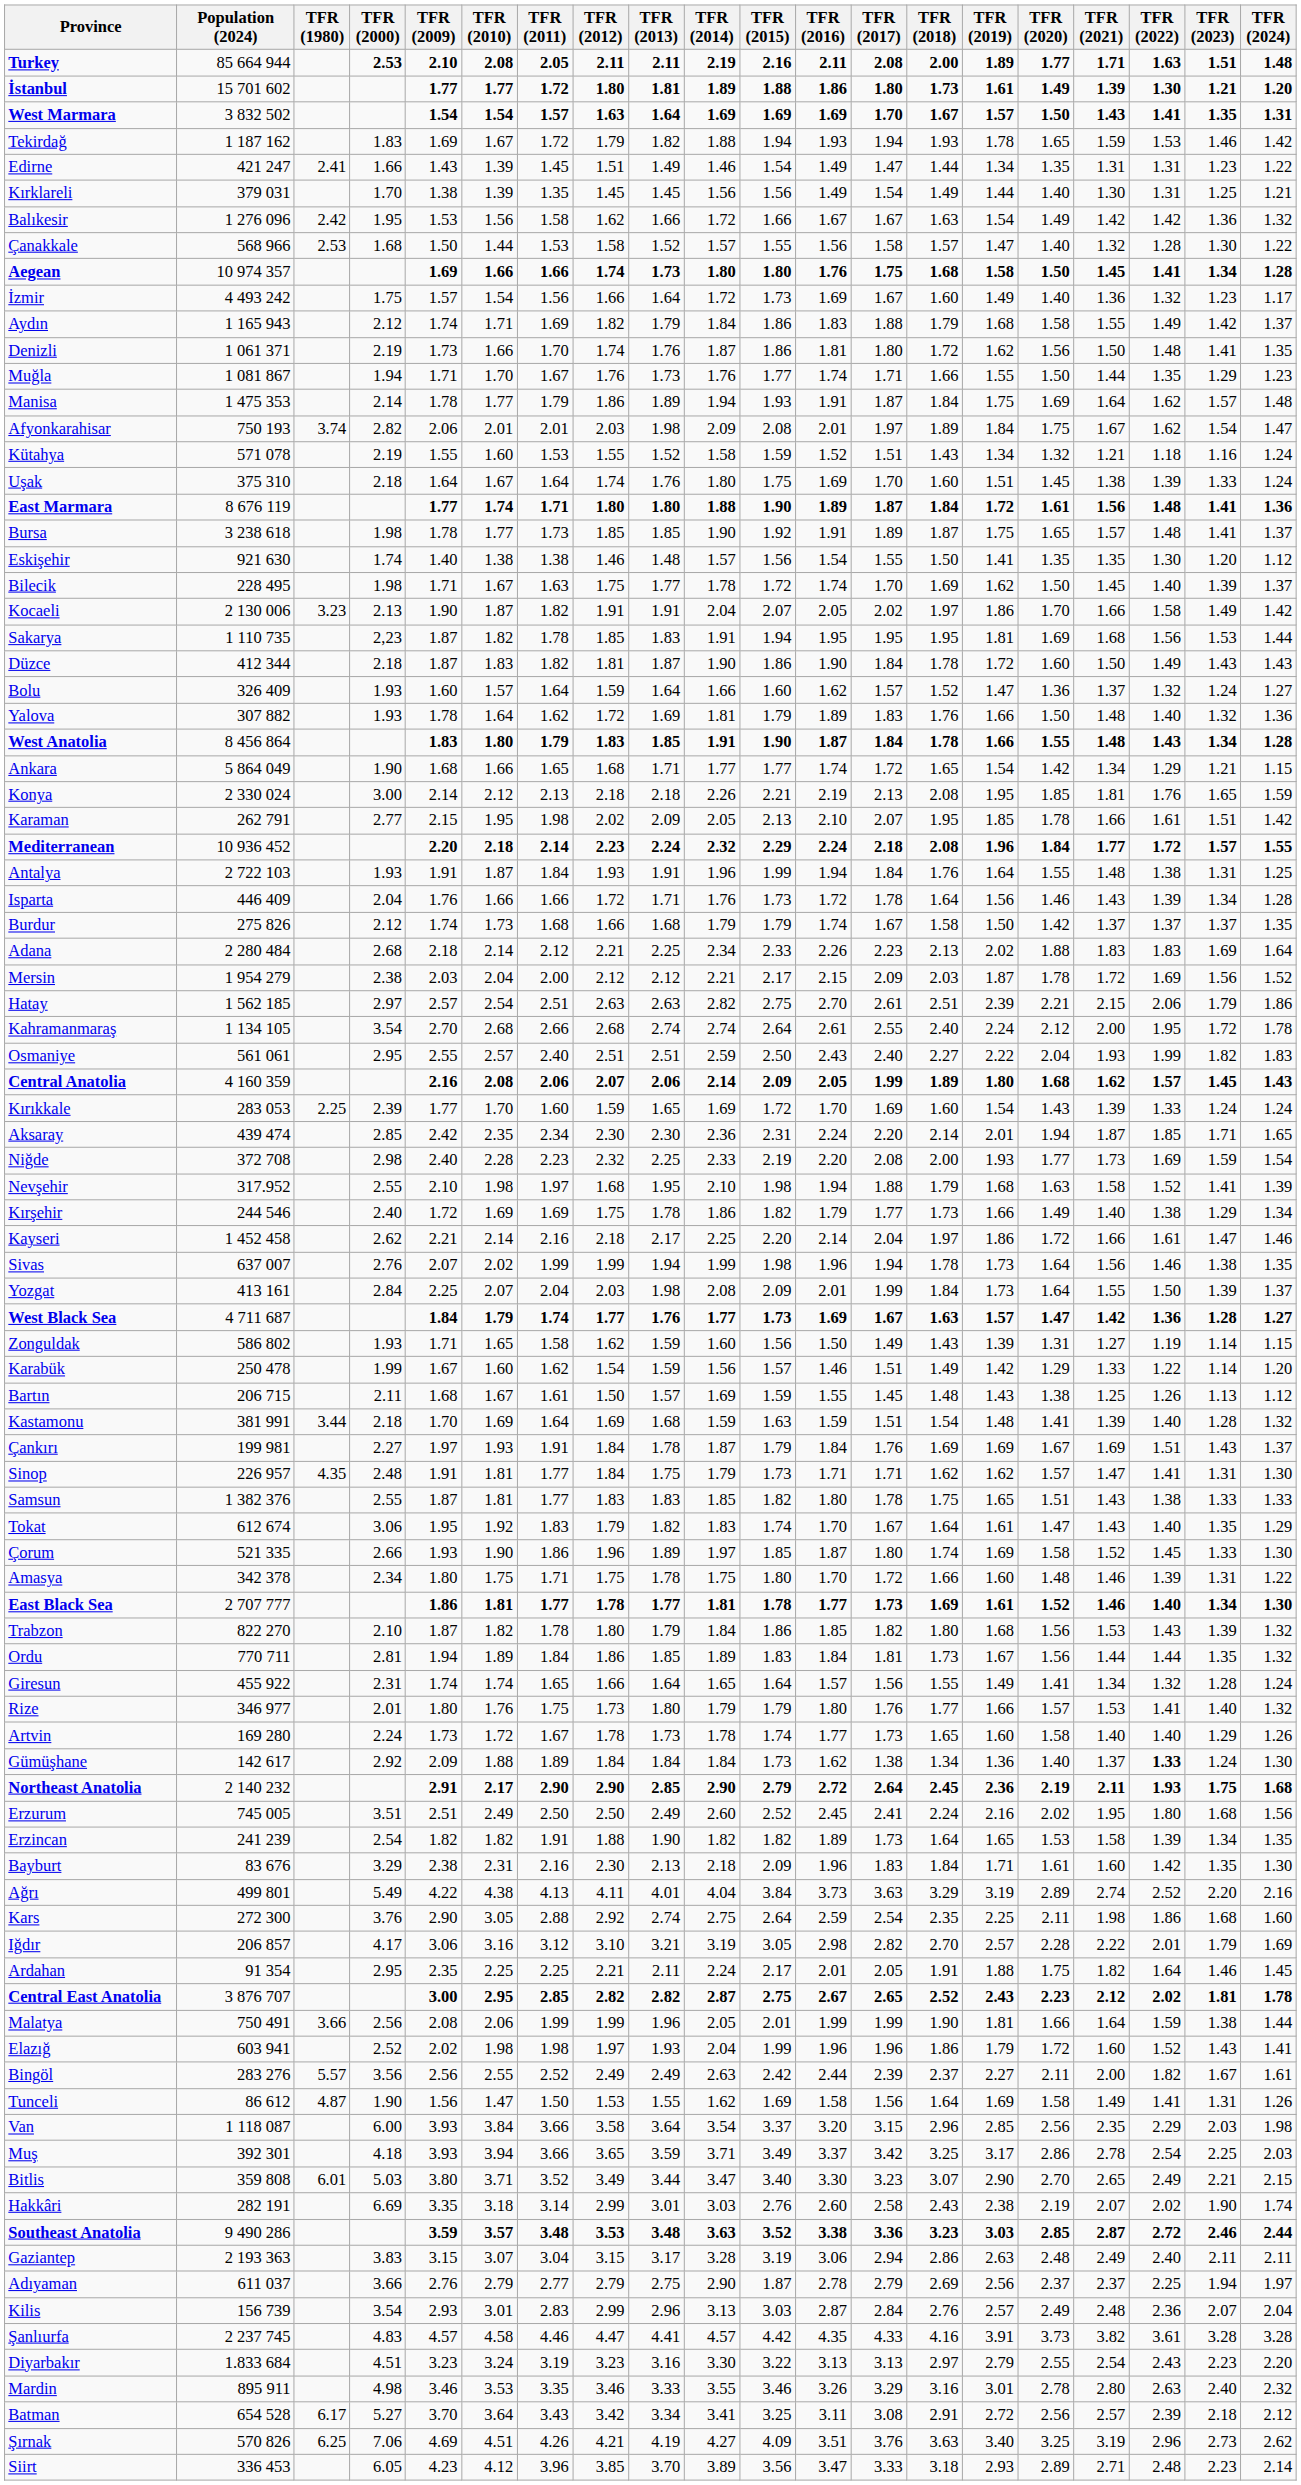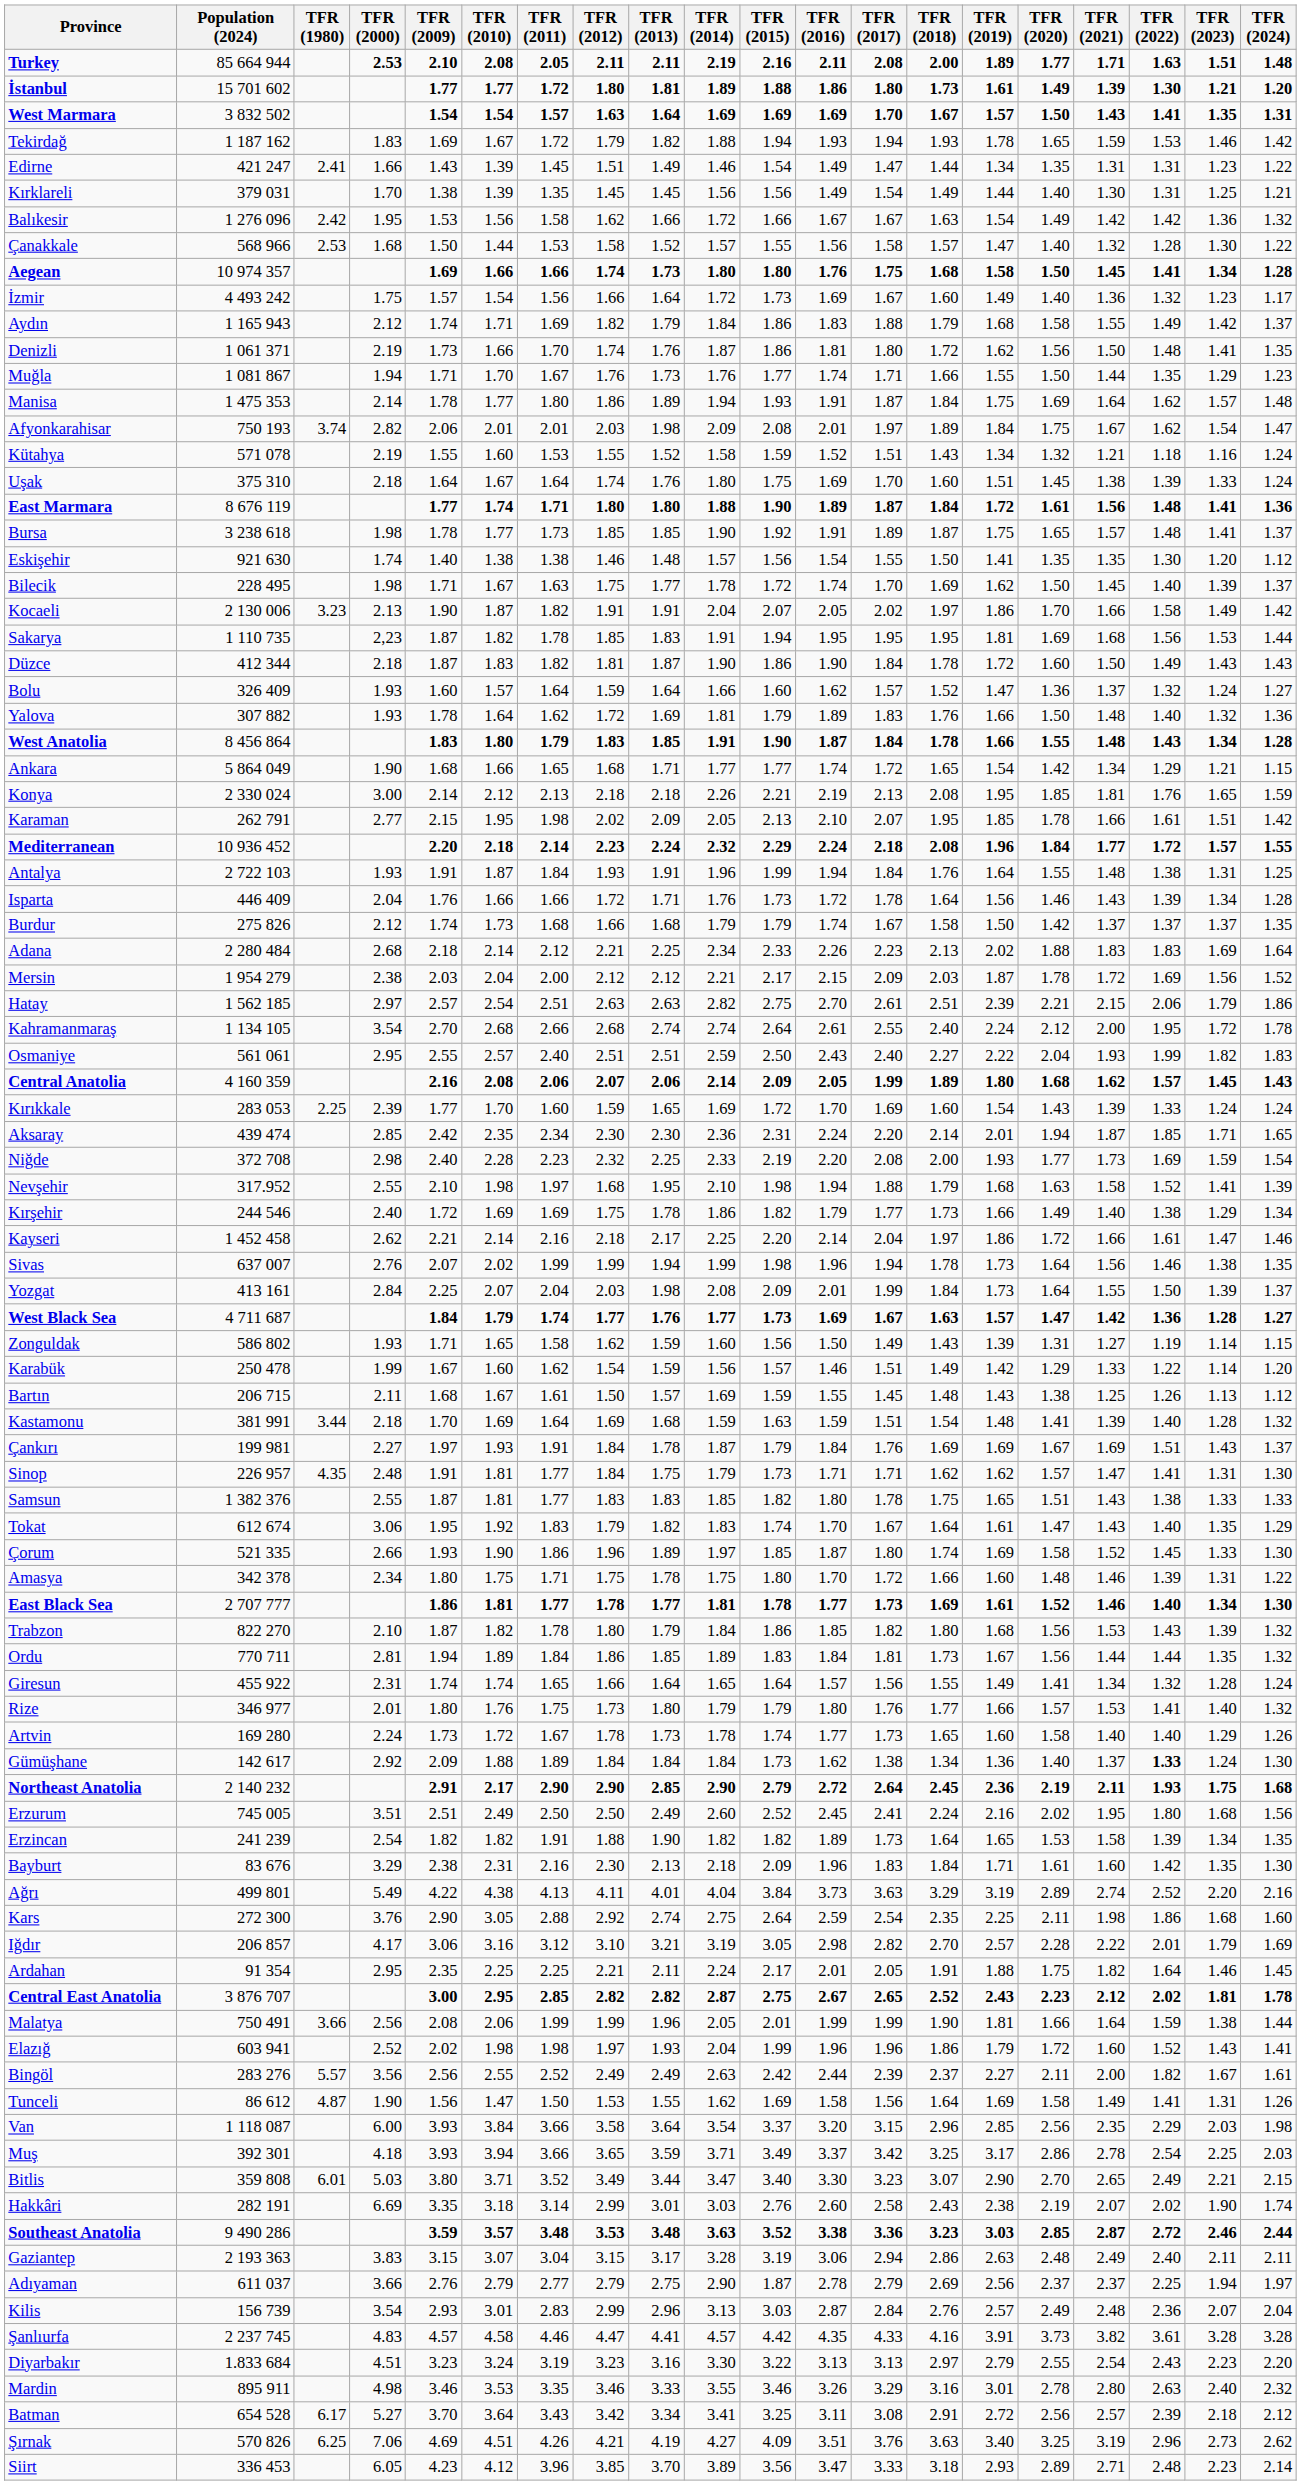(554, 402) 1.79 -> (554, 402) 1.80
